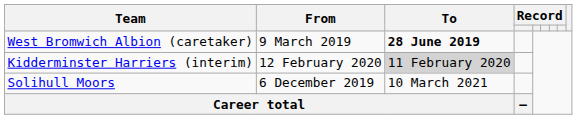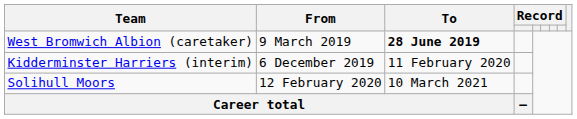(320, 62) 12 February 2020 -> (317, 62) 6 December 2019
(449, 62) lightgrey background -> (449, 62) no background
(317, 83) 6 December 2019 -> (320, 83) 12 February 2020
